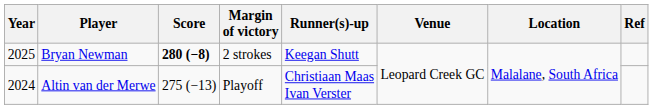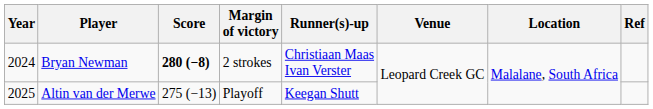(21, 54) 2025 -> (21, 62) 2024
(322, 54) Keegan Shutt -> (329, 62) Christiaan Maas Ivan Verster
(21, 85) 2024 -> (21, 93) 2025
(329, 85) Christiaan Maas Ivan Verster -> (322, 93) Keegan Shutt
